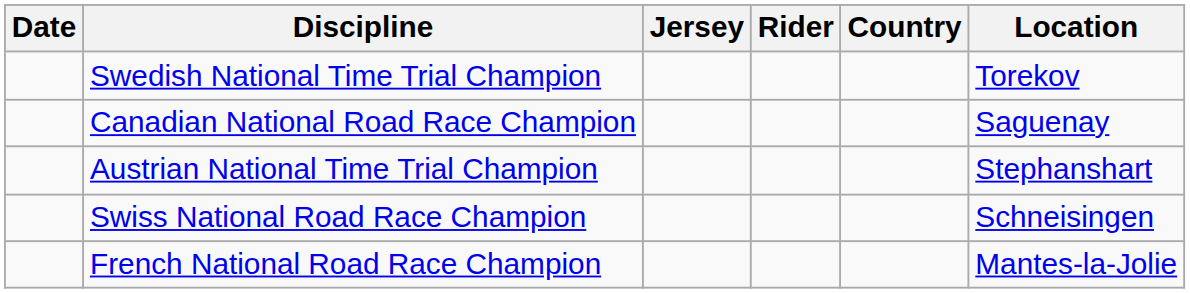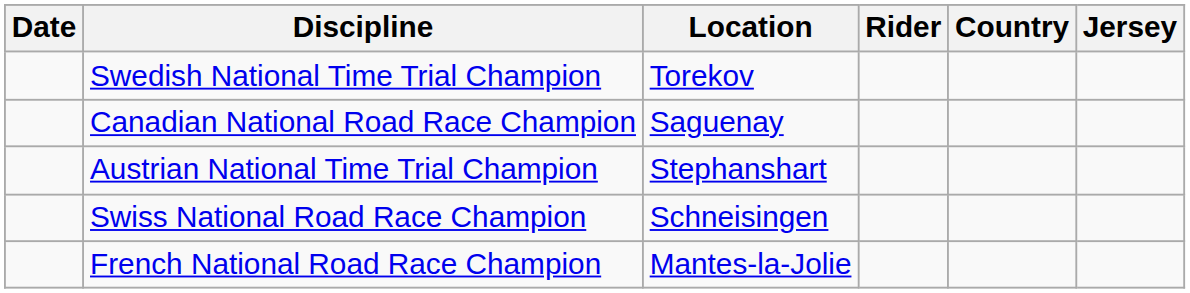columns swapped: (697, 28) <-> (1076, 28)
